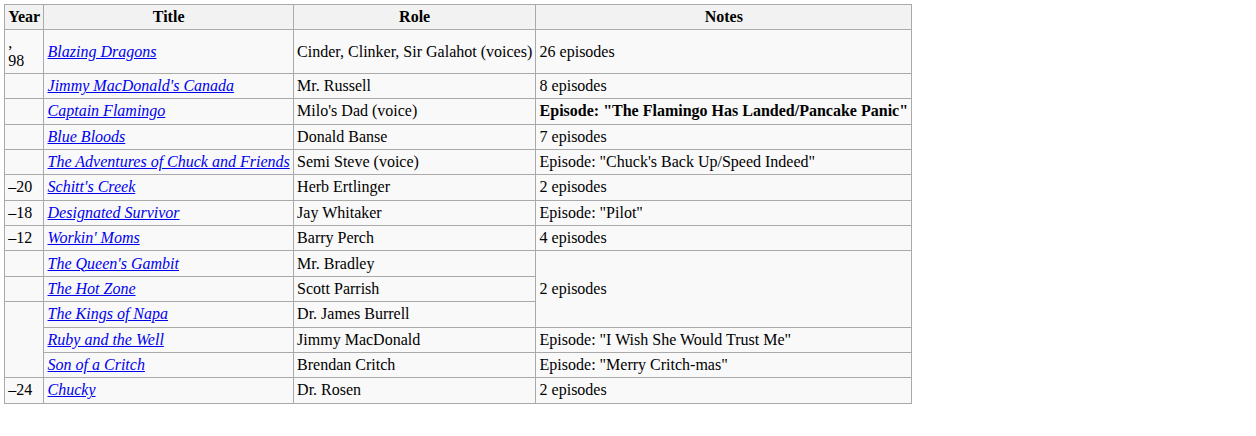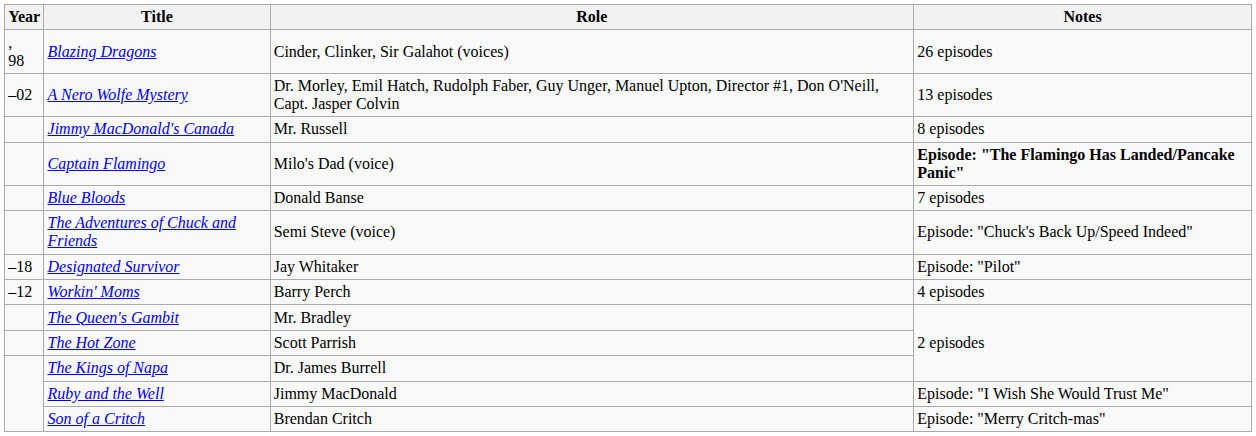+ row: (118, 94)
- row: (91, 187)
- row: (72, 390)
